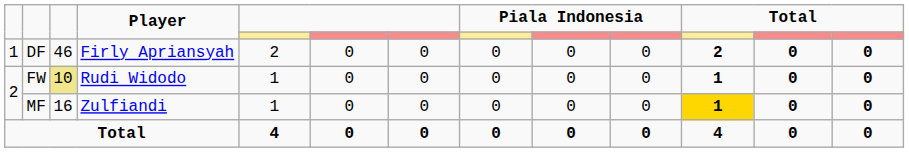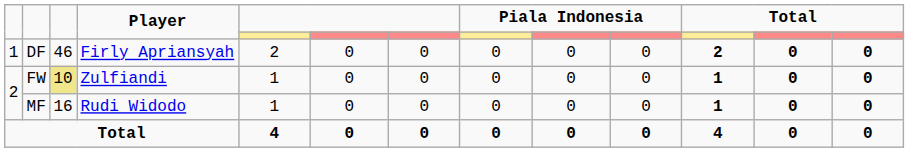(133, 79) Rudi Widodo -> (124, 79) Zulfiandi
(124, 106) Zulfiandi -> (133, 106) Rudi Widodo
(718, 106) gold background -> (718, 106) no background
